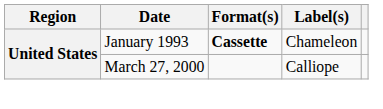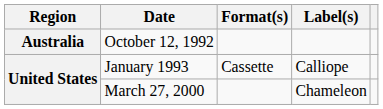+ row: (159, 41)
(239, 41) bold -> (247, 66) normal
(322, 41) Chameleon -> (322, 66) Calliope
(312, 66) Calliope -> (331, 91) Chameleon
